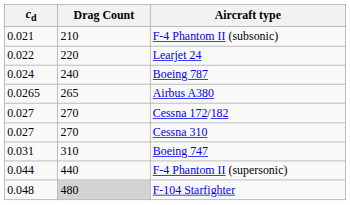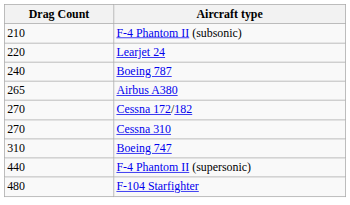- column: (31, 15)
(69, 189) lightgrey background -> (16, 186) no background
